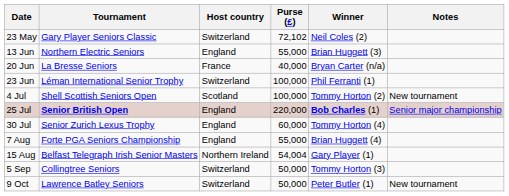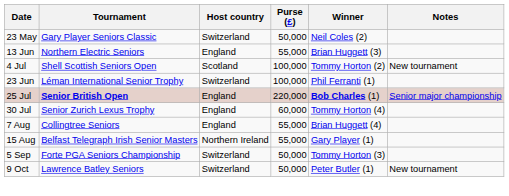(292, 37) 72,102 -> (292, 37) 50,000
- row: (20, 66)
rows swapped: (20, 81) <-> (16, 96)
(111, 140) Forte PGA Seniors Championship -> (80, 125) Collingtree Seniors
(292, 154) 54,004 -> (292, 140) 55,000
(80, 169) Collingtree Seniors -> (111, 154) Forte PGA Seniors Championship
